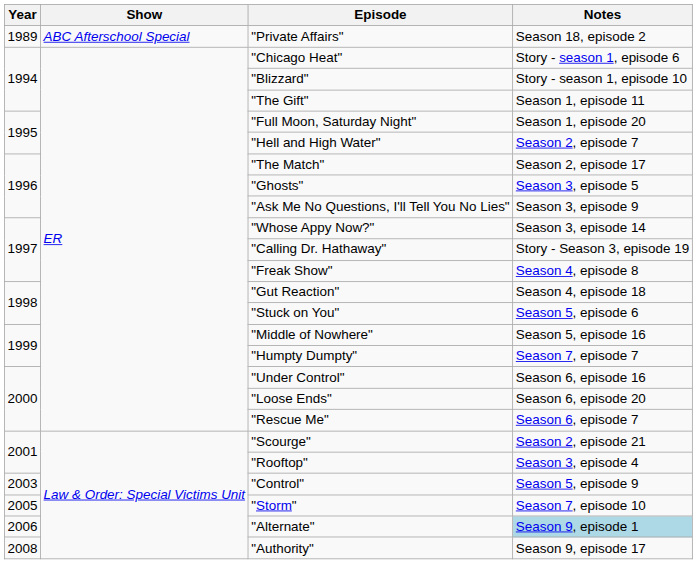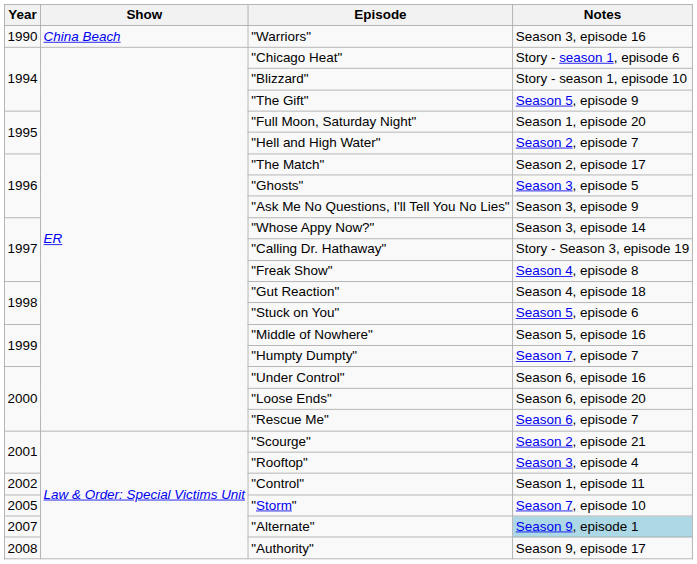- row: (297, 36)
+ row: (281, 36)
(580, 100) Season 1, episode 11 -> (577, 100) Season 5, episode 9
(22, 484) 2003 -> (22, 484) 2002
(577, 484) Season 5, episode 9 -> (580, 484) Season 1, episode 11
(22, 526) 2006 -> (22, 526) 2007
